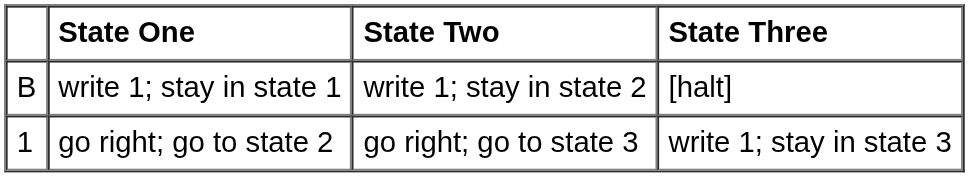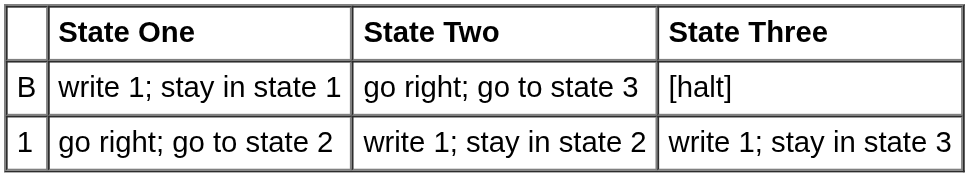(505, 87) write 1; stay in state 2 -> (501, 87) go right; go to state 3
(501, 142) go right; go to state 3 -> (505, 142) write 1; stay in state 2
